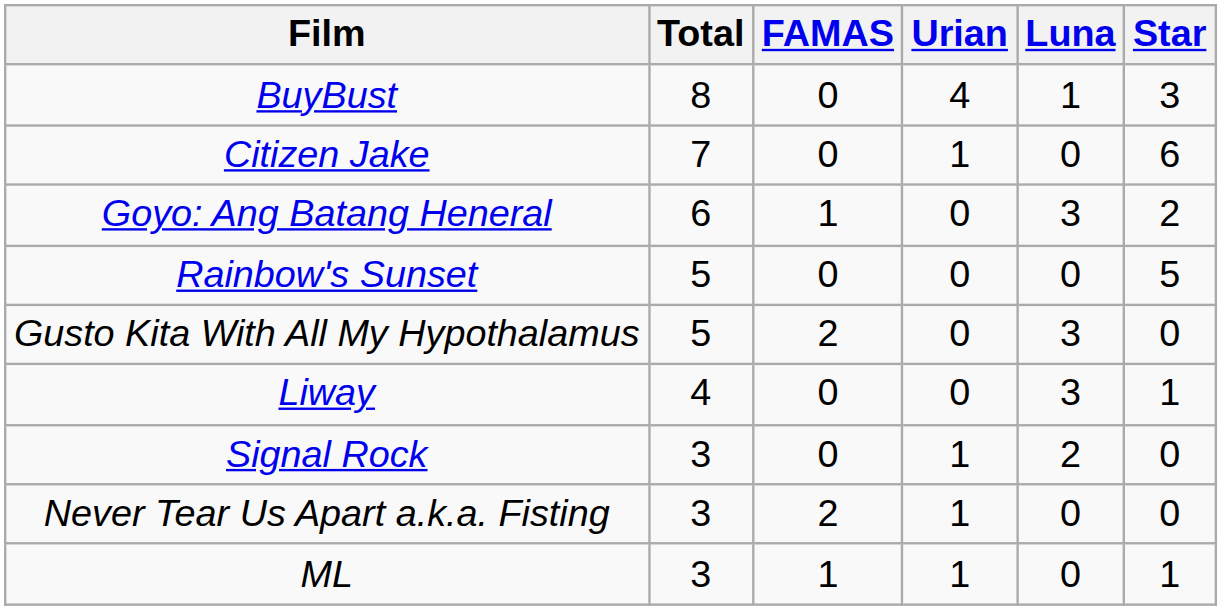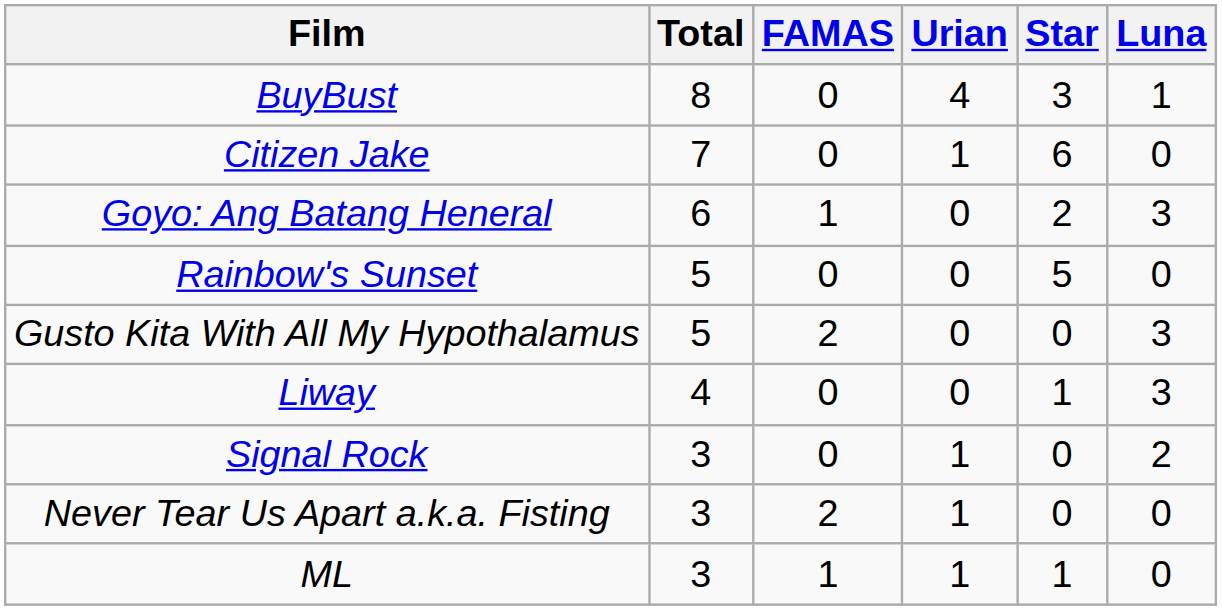columns swapped: (1070, 34) <-> (1170, 34)
